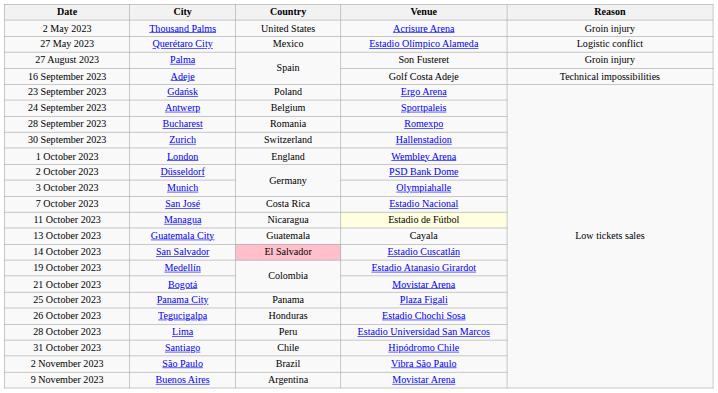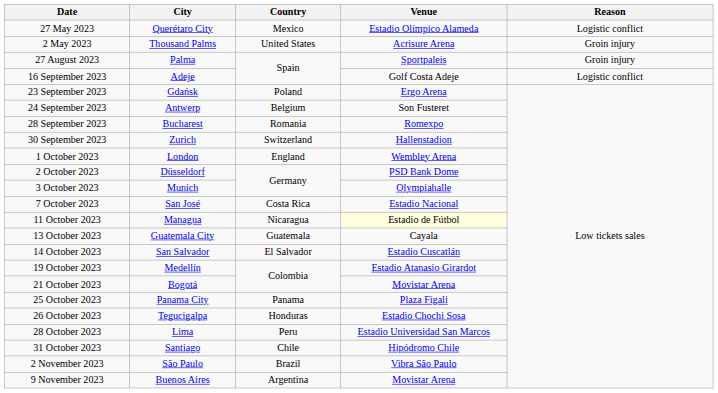rows swapped: (67, 28) <-> (67, 44)
(424, 60) Son Fusteret -> (424, 60) Sportpaleis
(610, 76) Technical impossibilities -> (610, 76) Logistic conflict
(424, 108) Sportpaleis -> (424, 108) Son Fusteret
(288, 252) pink background -> (288, 252) no background
